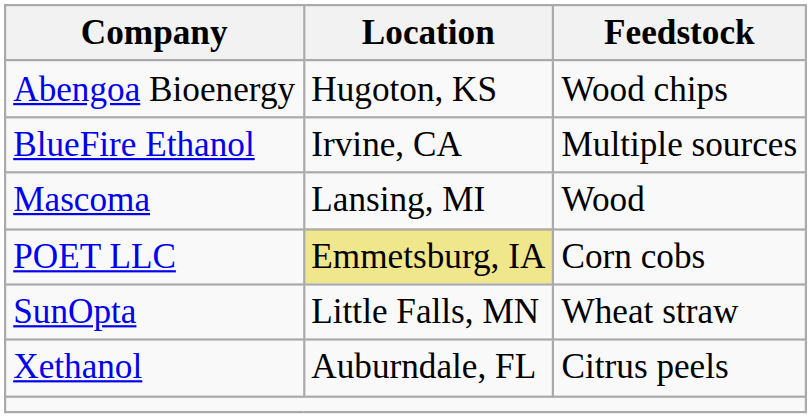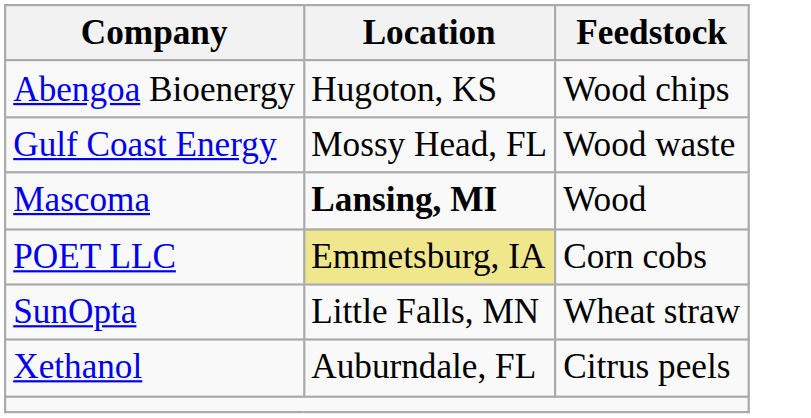- row: (134, 144)
+ row: (145, 144)
(398, 199) normal -> (404, 199) bold
